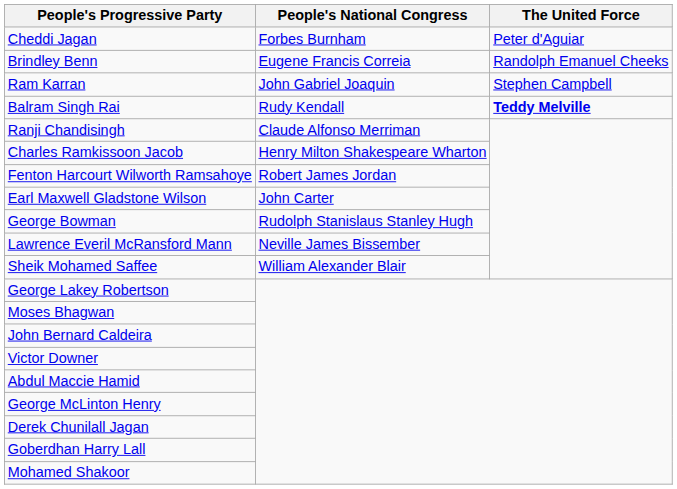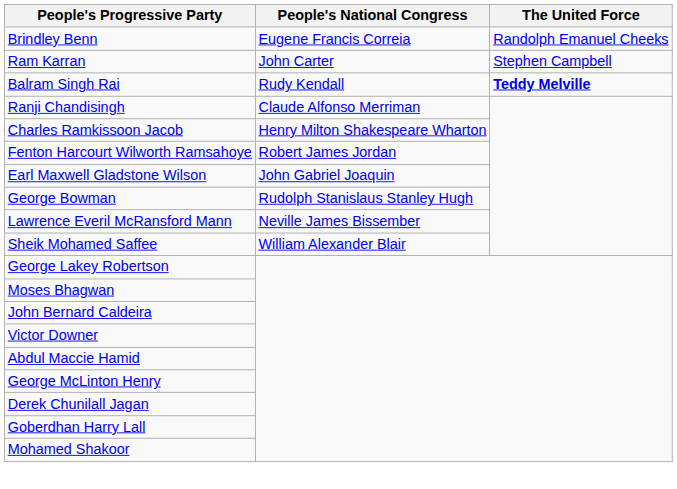- row: (52, 38)
(327, 84) John Gabriel Joaquin -> (296, 61) John Carter
(296, 198) John Carter -> (327, 175) John Gabriel Joaquin
